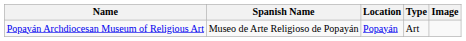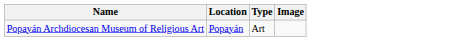- column: (284, 12)
